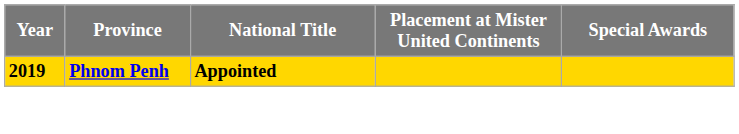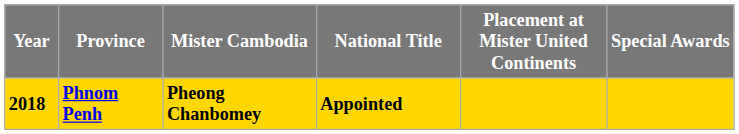+ column: (239, 41)
(27, 71) 2019 -> (27, 103) 2018
